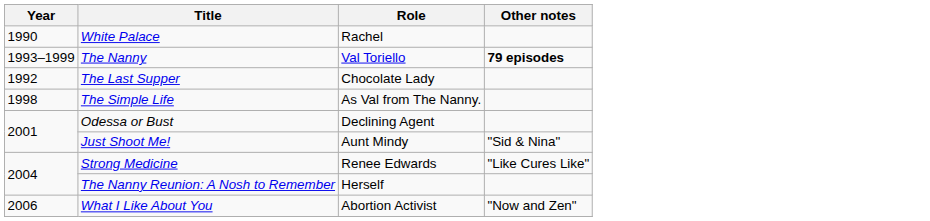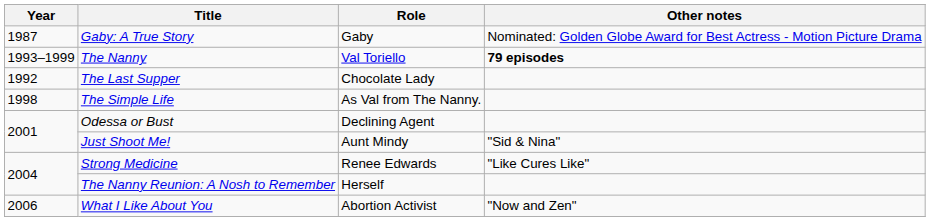+ row: (137, 37)
- row: (120, 37)
